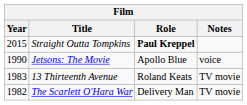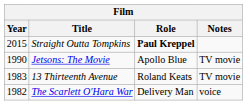(210, 60) voice -> (220, 60) TV movie
(220, 92) TV movie -> (210, 92) voice
